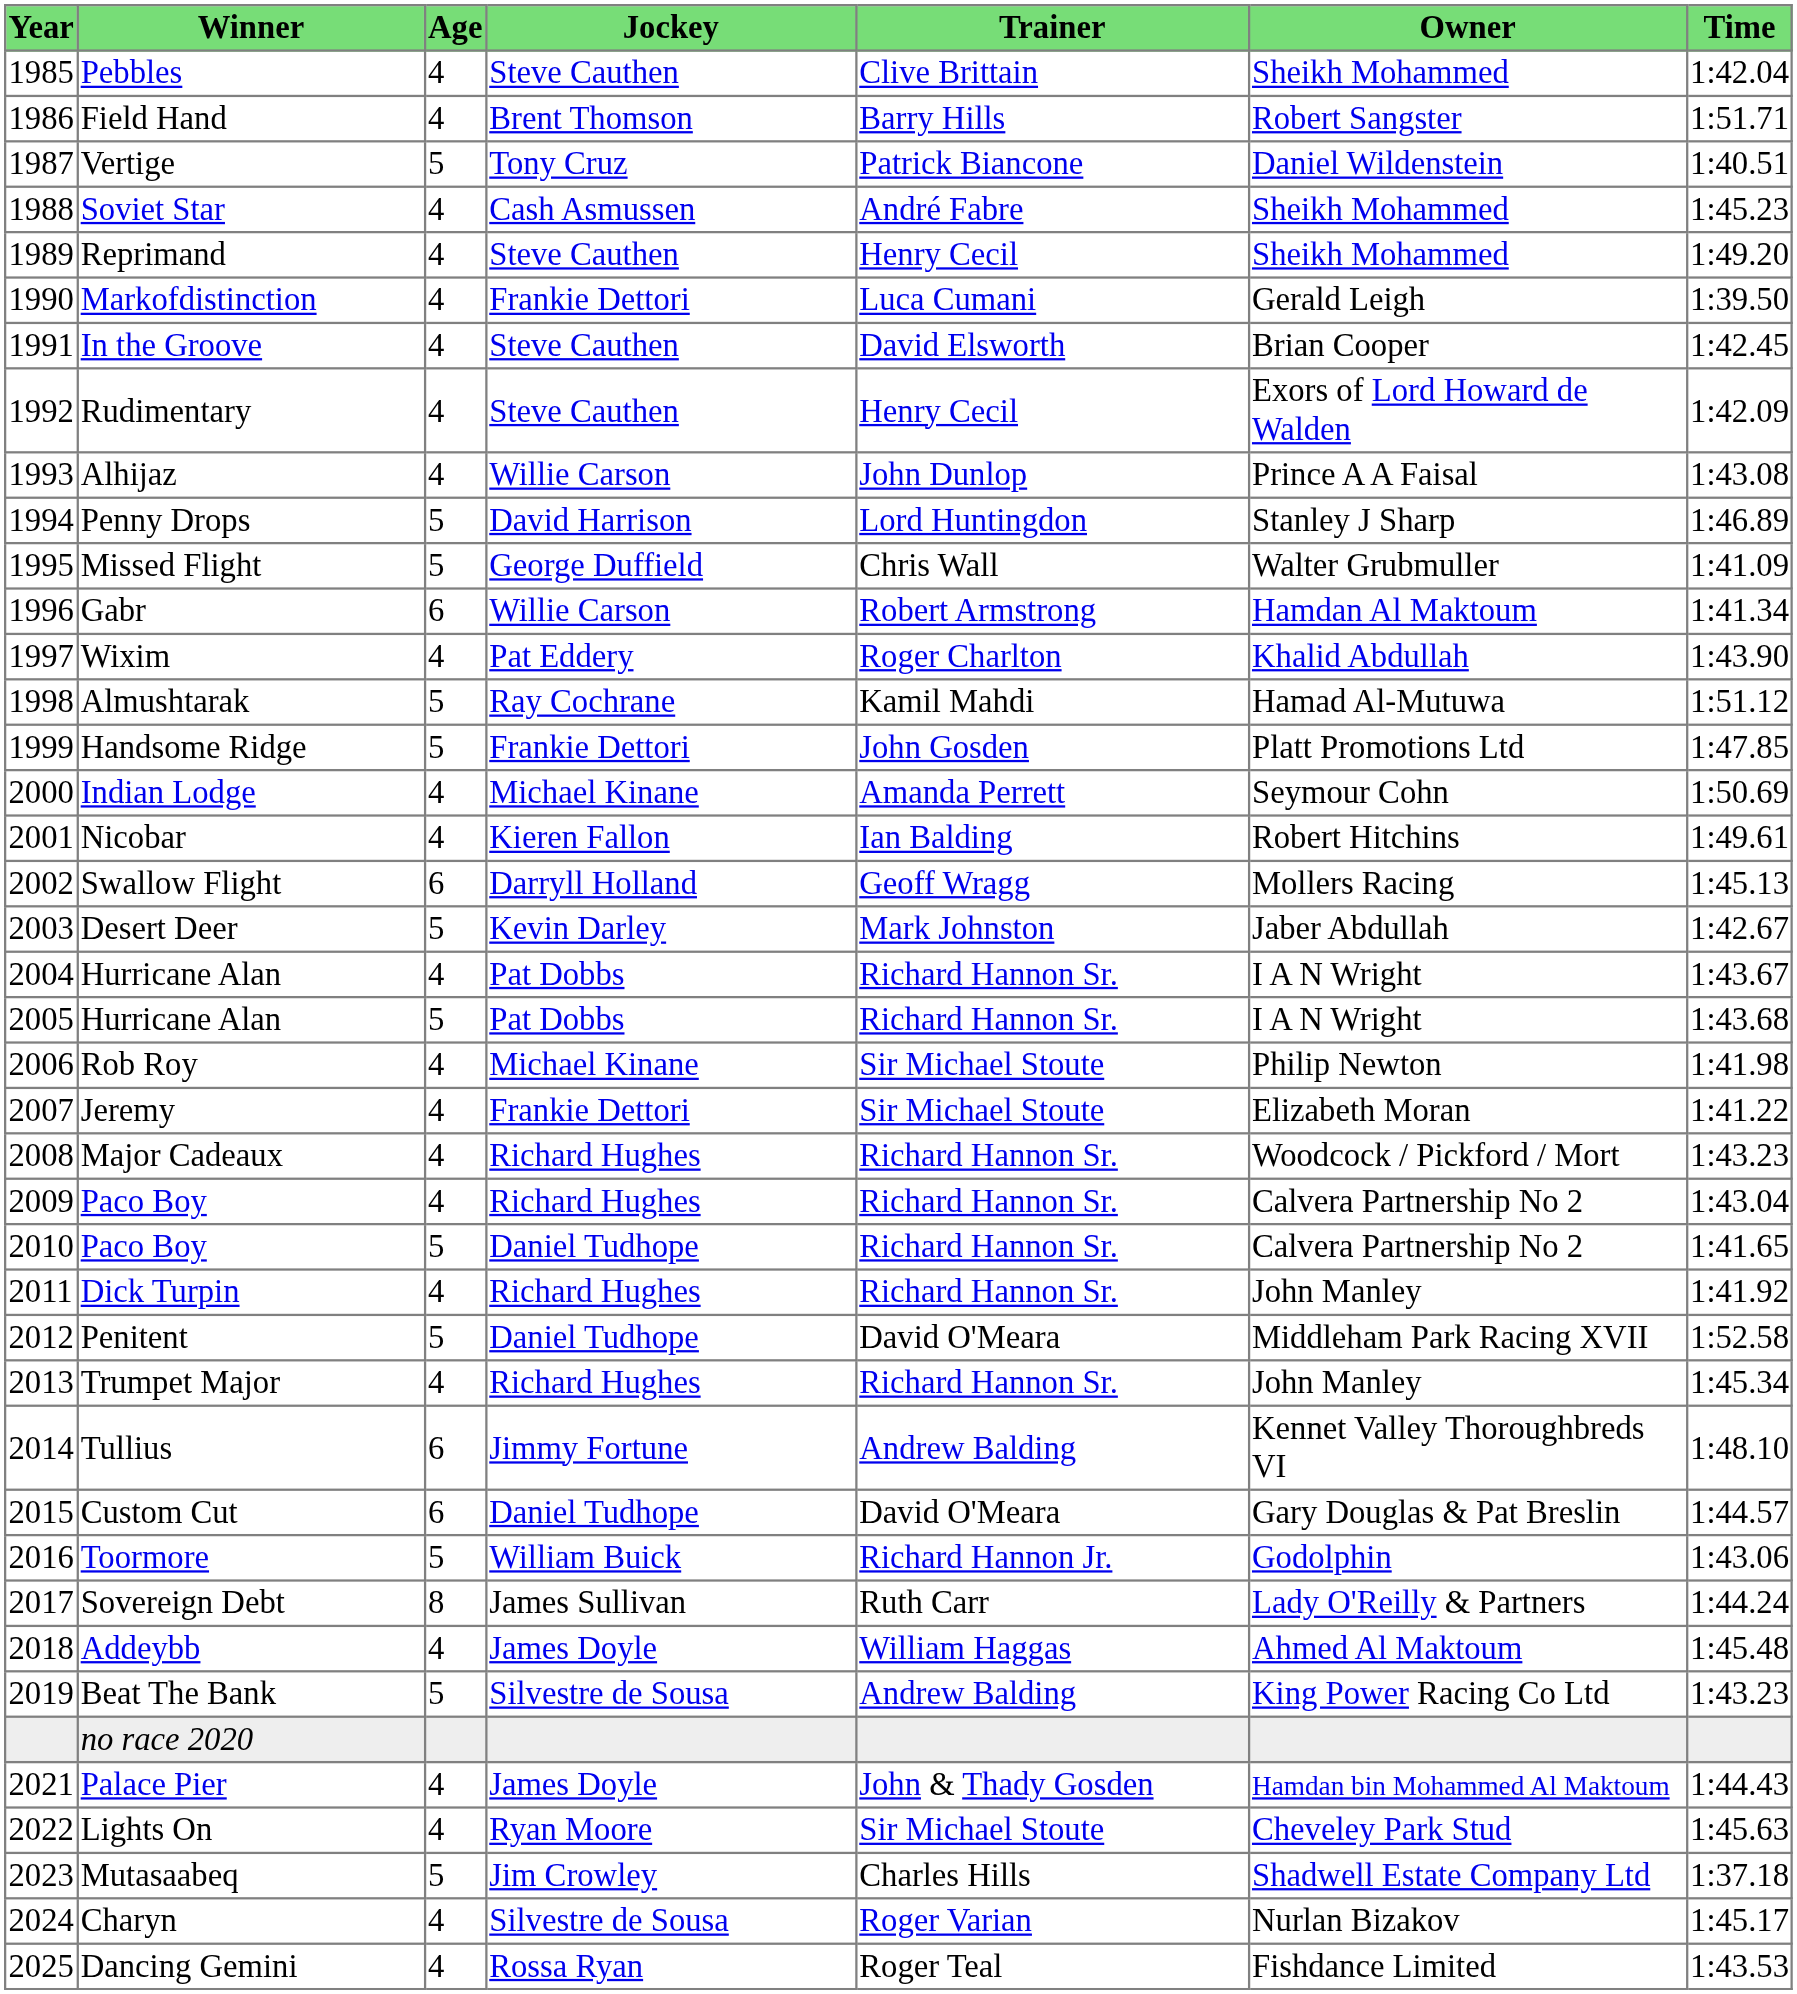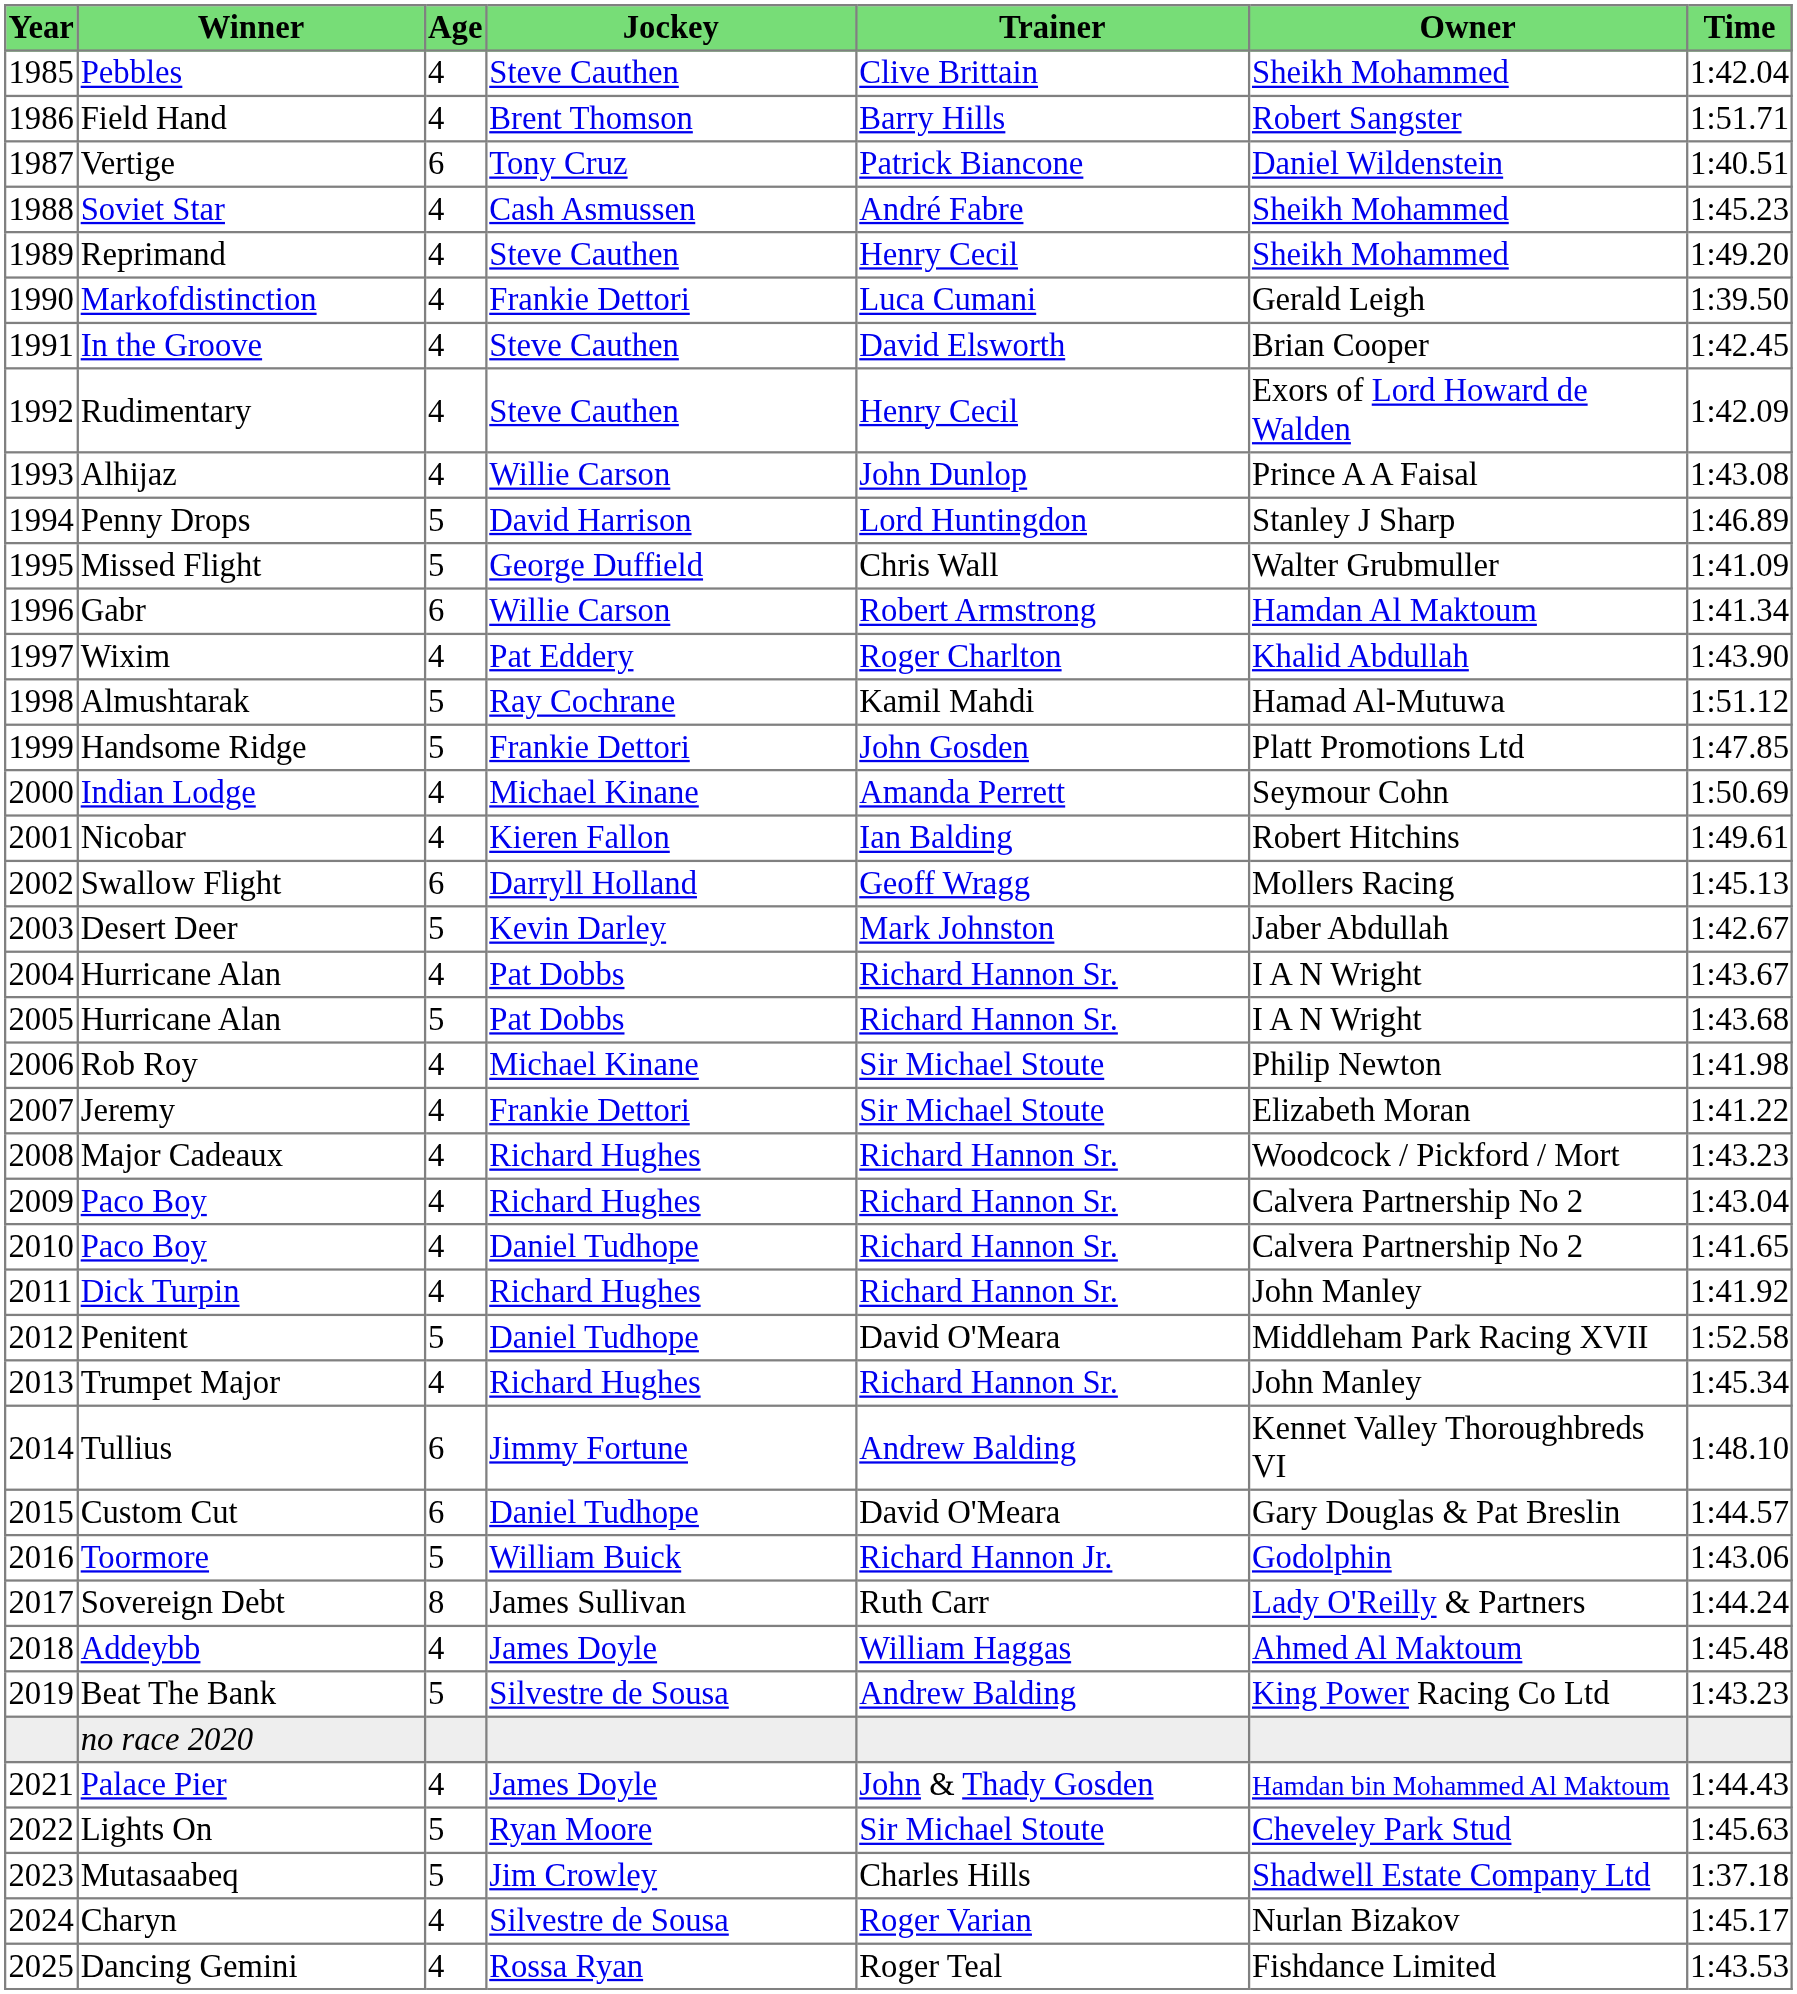(436, 163) 5 -> (436, 163) 6
(436, 1246) 5 -> (436, 1246) 4
(436, 1829) 4 -> (436, 1829) 5
